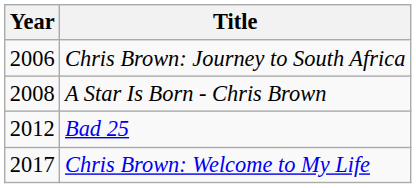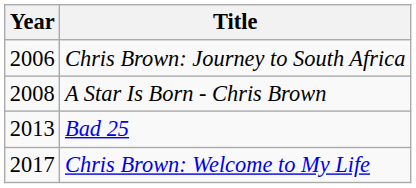(32, 128) 2012 -> (32, 128) 2013
